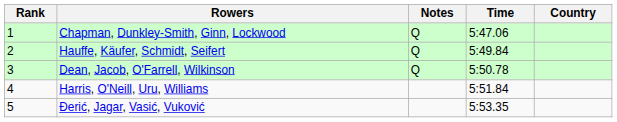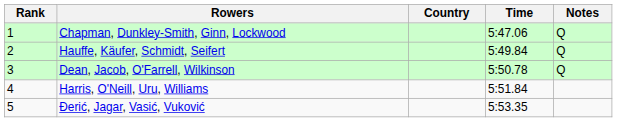columns swapped: (573, 13) <-> (437, 13)
